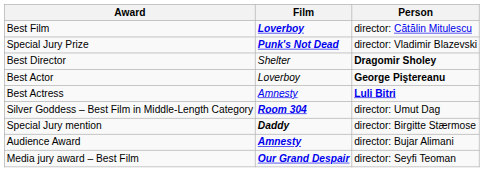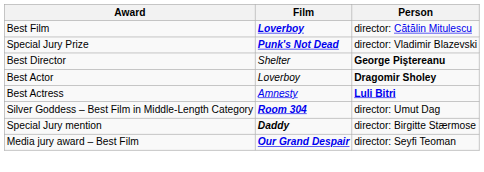(395, 61) Dragomir Sholey -> (400, 61) George Piştereanu
(400, 77) George Piştereanu -> (395, 77) Dragomir Sholey
- row: (44, 142)
